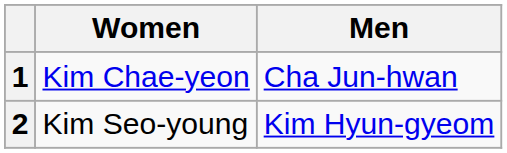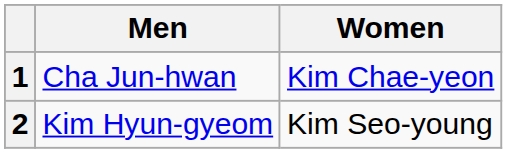columns swapped: (379, 28) <-> (146, 28)
